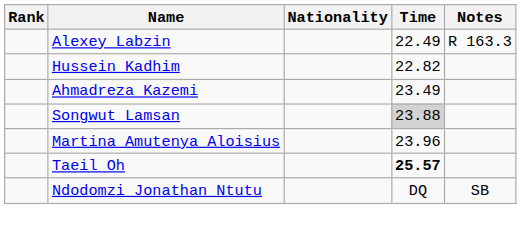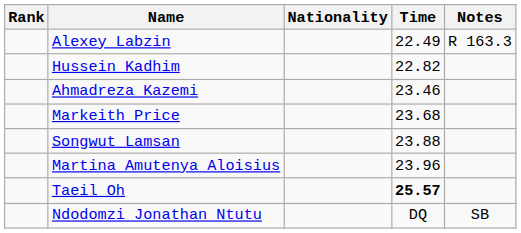(418, 91) 23.49 -> (418, 91) 23.46
+ row: (116, 116)
(418, 116) lightgrey background -> (418, 141) no background
